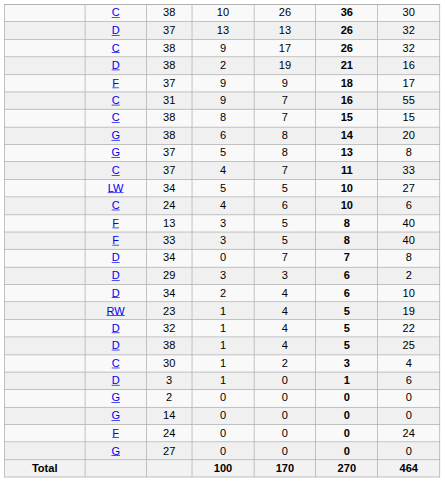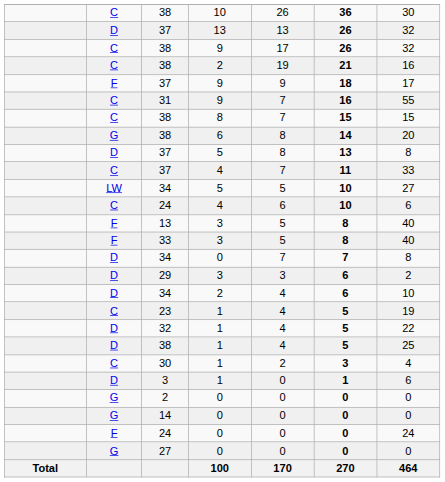(116, 65) D -> (114, 65) C
(116, 153) G -> (114, 153) D
(116, 310) RW -> (114, 310) C
